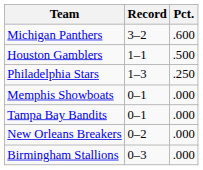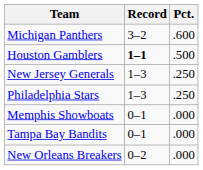(137, 54) normal -> (137, 54) bold
+ row: (61, 74)
- row: (63, 154)
